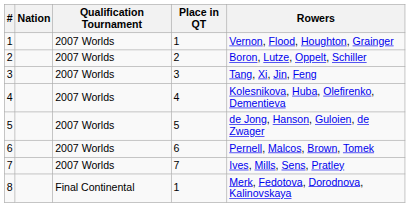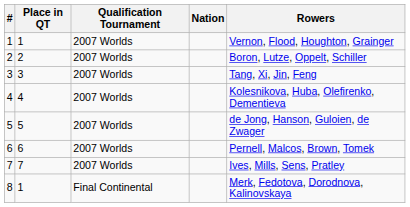columns swapped: (34, 18) <-> (199, 18)
